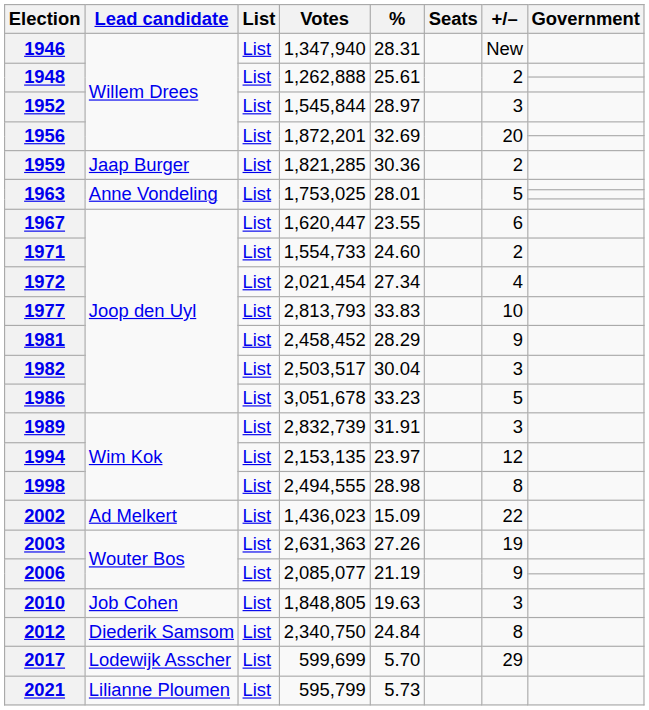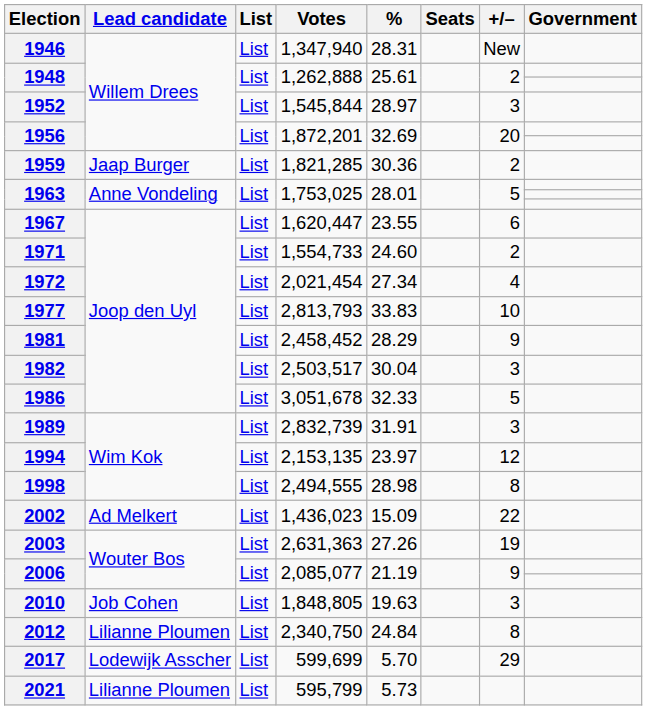(397, 398) 33.23 -> (394, 398) 32.33
(161, 631) Diederik Samsom -> (159, 631) Lilianne Ploumen
